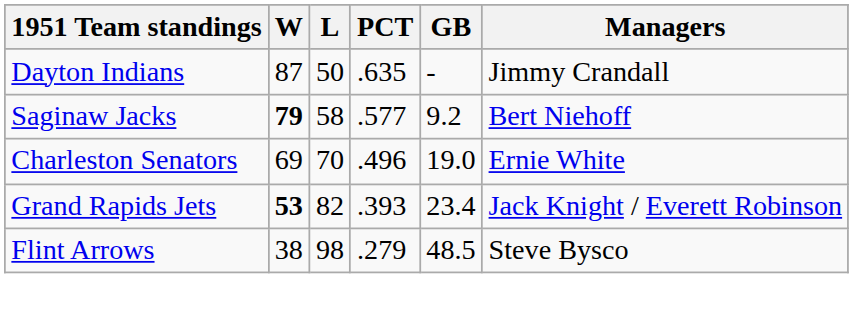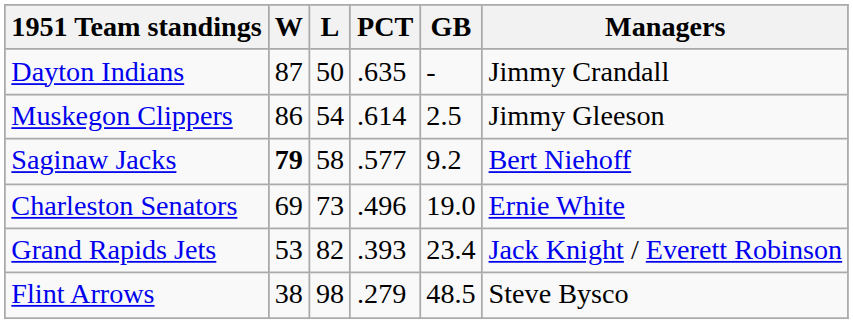+ row: (122, 116)
(330, 160) 70 -> (330, 205) 73
(289, 205) bold -> (289, 250) normal
